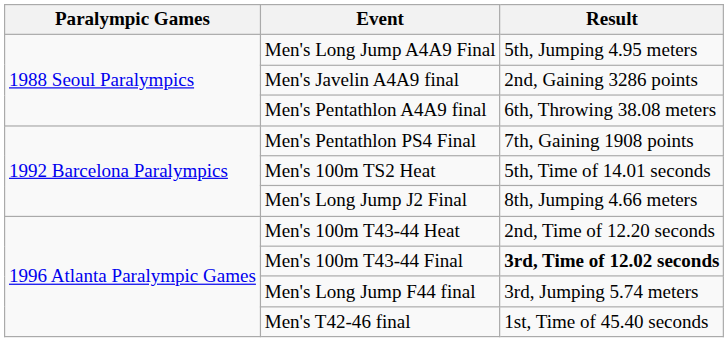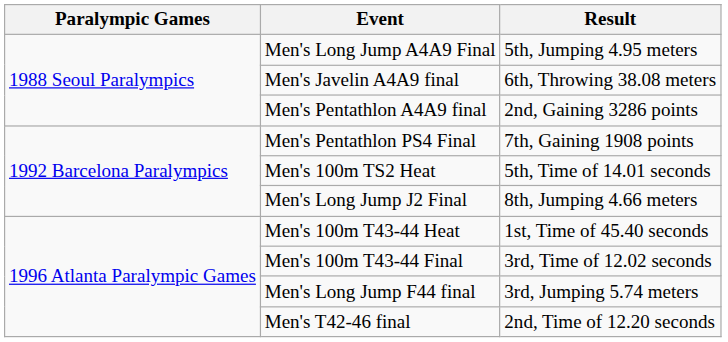(601, 79) 2nd, Gaining 3286 points -> (610, 79) 6th, Throwing 38.08 meters
(610, 110) 6th, Throwing 38.08 meters -> (601, 110) 2nd, Gaining 3286 points
(610, 230) 2nd, Time of 12.20 seconds -> (606, 230) 1st, Time of 45.40 seconds
(612, 261) bold -> (608, 261) normal
(606, 321) 1st, Time of 45.40 seconds -> (610, 321) 2nd, Time of 12.20 seconds
